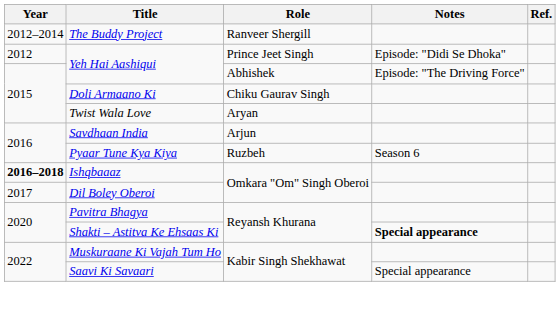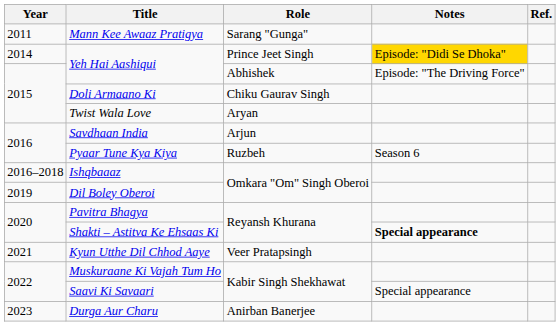+ row: (136, 34)
- row: (116, 34)
(20, 53) 2012 -> (20, 53) 2014
(440, 53) no background -> (440, 53) gold background
(35, 172) bold -> (35, 172) normal
(20, 192) 2017 -> (20, 192) 2019
+ row: (139, 251)
+ row: (114, 311)
